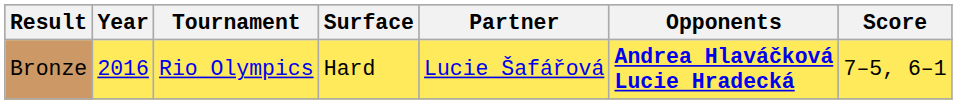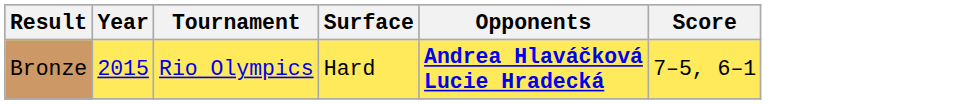- column: (514, 22)
(123, 70) 2016 -> (123, 70) 2015
